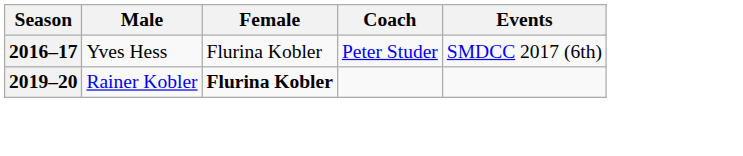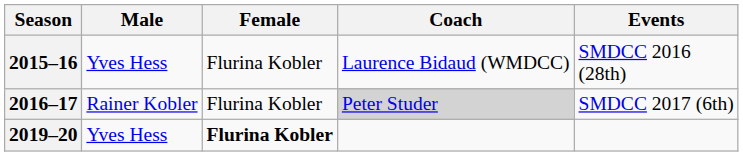+ row: (43, 61)
(127, 50) Yves Hess -> (142, 103) Rainer Kobler
(390, 50) no background -> (390, 103) lightgrey background
(142, 81) Rainer Kobler -> (127, 134) Yves Hess
